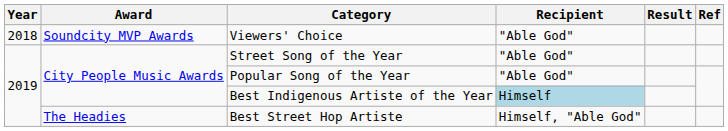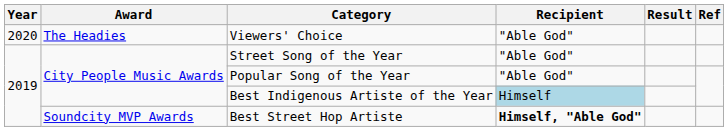(22, 35) 2018 -> (22, 35) 2020
(119, 35) Soundcity MVP Awards -> (85, 35) The Headies
(85, 116) The Headies -> (119, 116) Soundcity MVP Awards
(570, 116) normal -> (570, 116) bold
